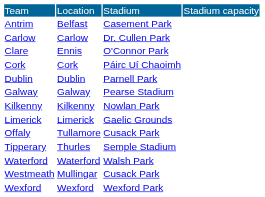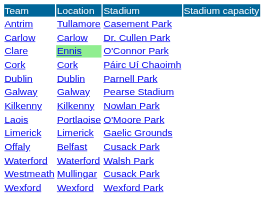(72, 24) Belfast -> (79, 24) Tullamore
(69, 51) no background -> (69, 51) lightgreen background
+ row: (16, 119)
(79, 133) Tullamore -> (72, 147) Belfast
- row: (25, 147)
